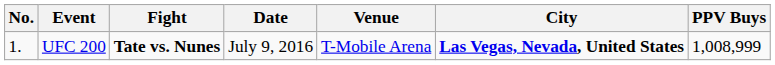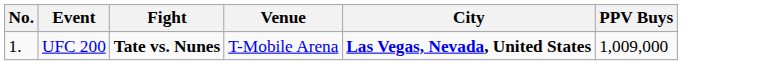- column: (271, 18)
(727, 45) 1,008,999 -> (634, 45) 1,009,000
